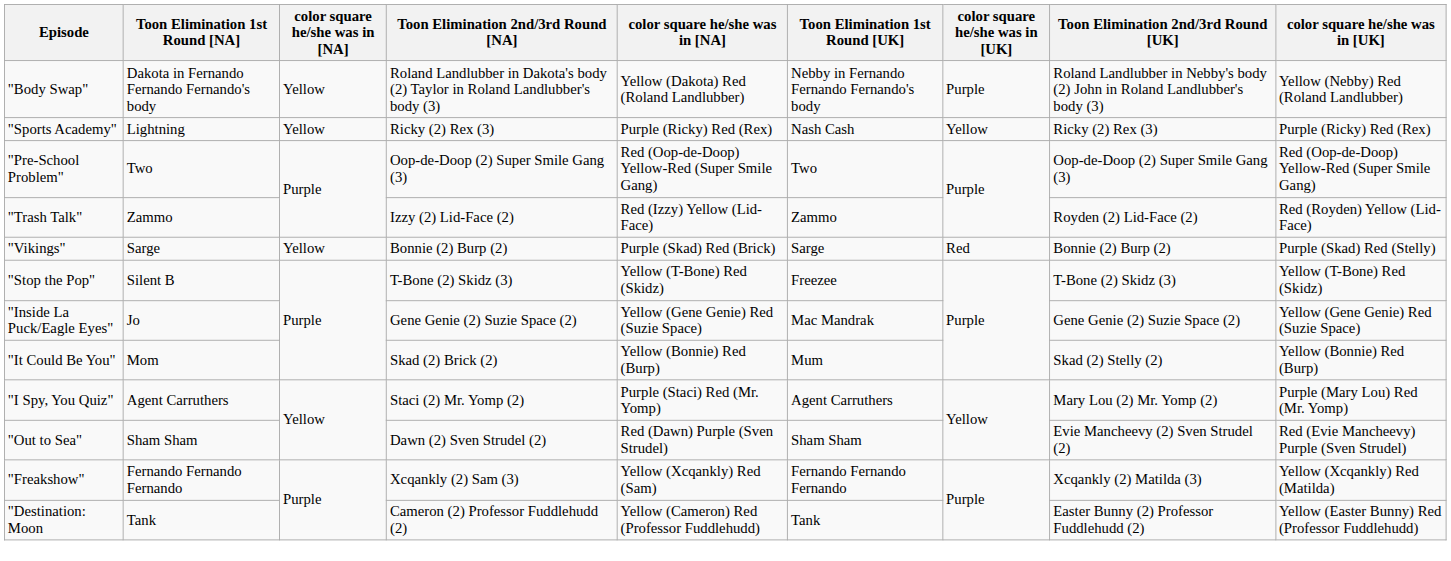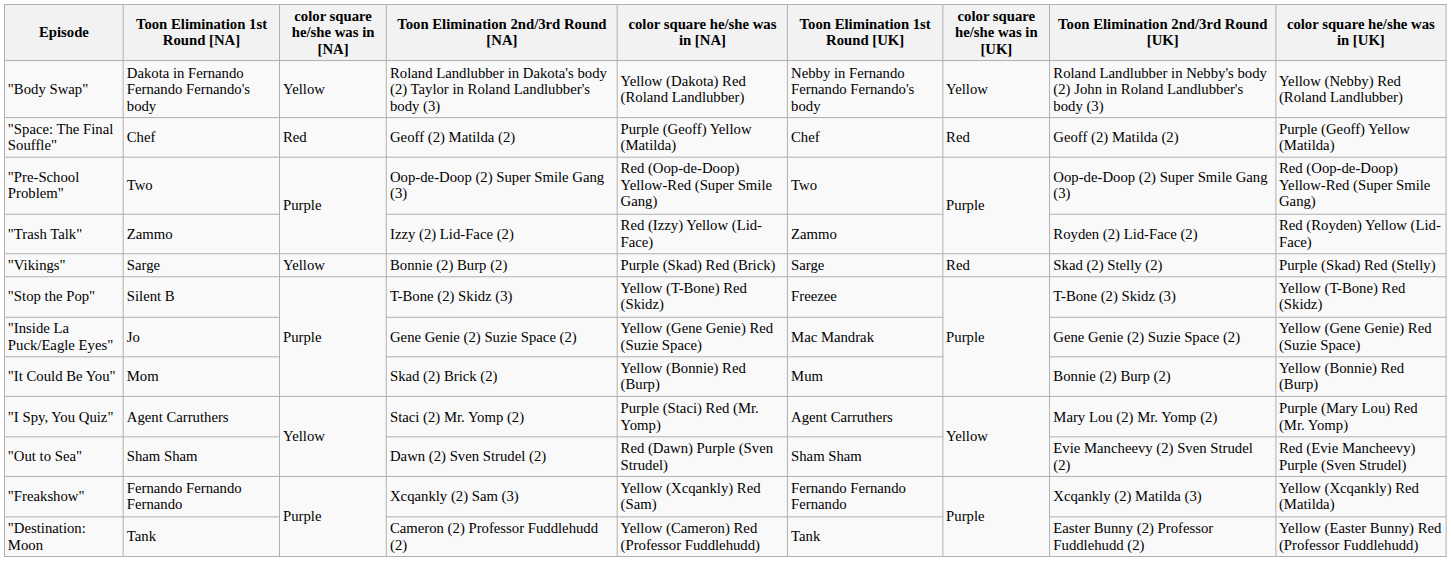(965, 89) Purple -> (967, 89) Yellow
- row: (62, 129)
+ row: (61, 137)
(1112, 248) Bonnie (2) Burp (2) -> (1108, 265) Skad (2) Stelly (2)
(1108, 360) Skad (2) Stelly (2) -> (1112, 376) Bonnie (2) Burp (2)
